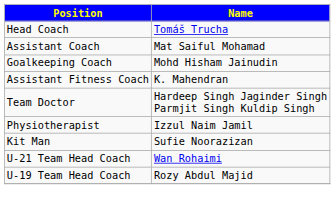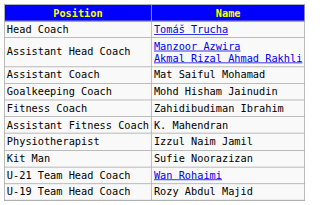+ row: (69, 52)
+ row: (47, 108)
- row: (41, 102)
